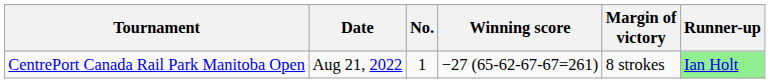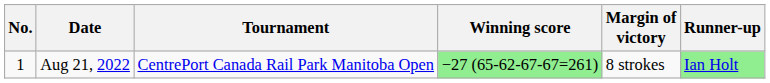columns swapped: (422, 27) <-> (157, 27)
(520, 64) no background -> (520, 64) lightgreen background
